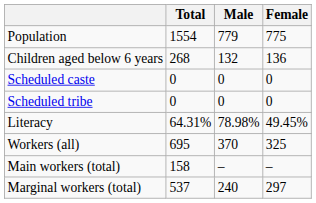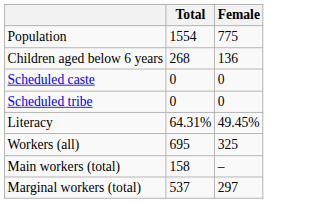- column: (239, 15)
